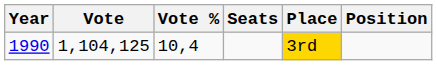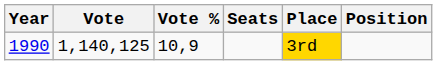(104, 46) 1,104,125 -> (104, 46) 1,140,125
(178, 46) 10,4 -> (178, 46) 10,9
